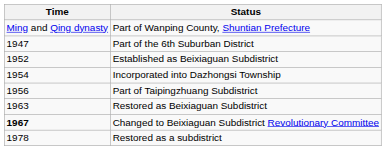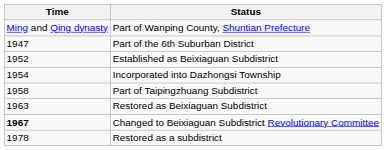(18, 91) 1956 -> (18, 91) 1958
